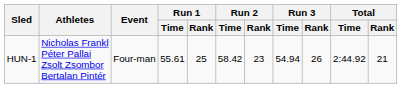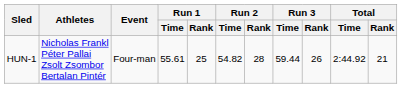(230, 60) 58.42 -> (230, 60) 54.82
(259, 60) 23 -> (259, 60) 28
(288, 60) 54.94 -> (288, 60) 59.44
